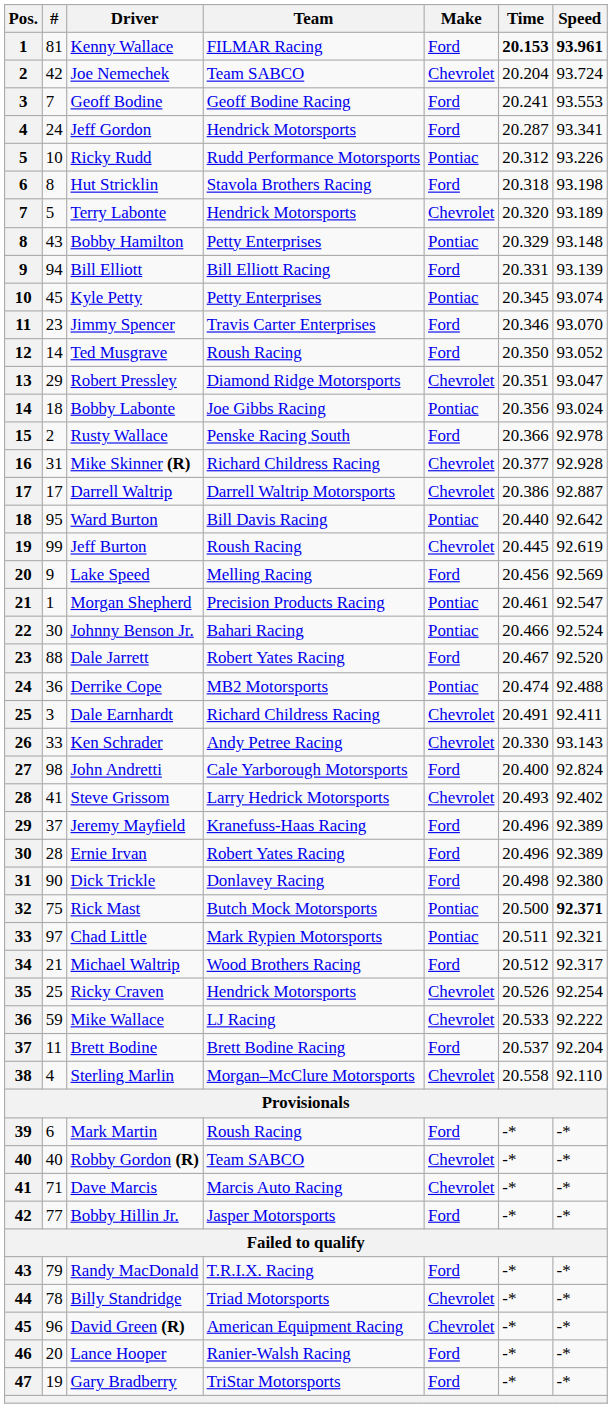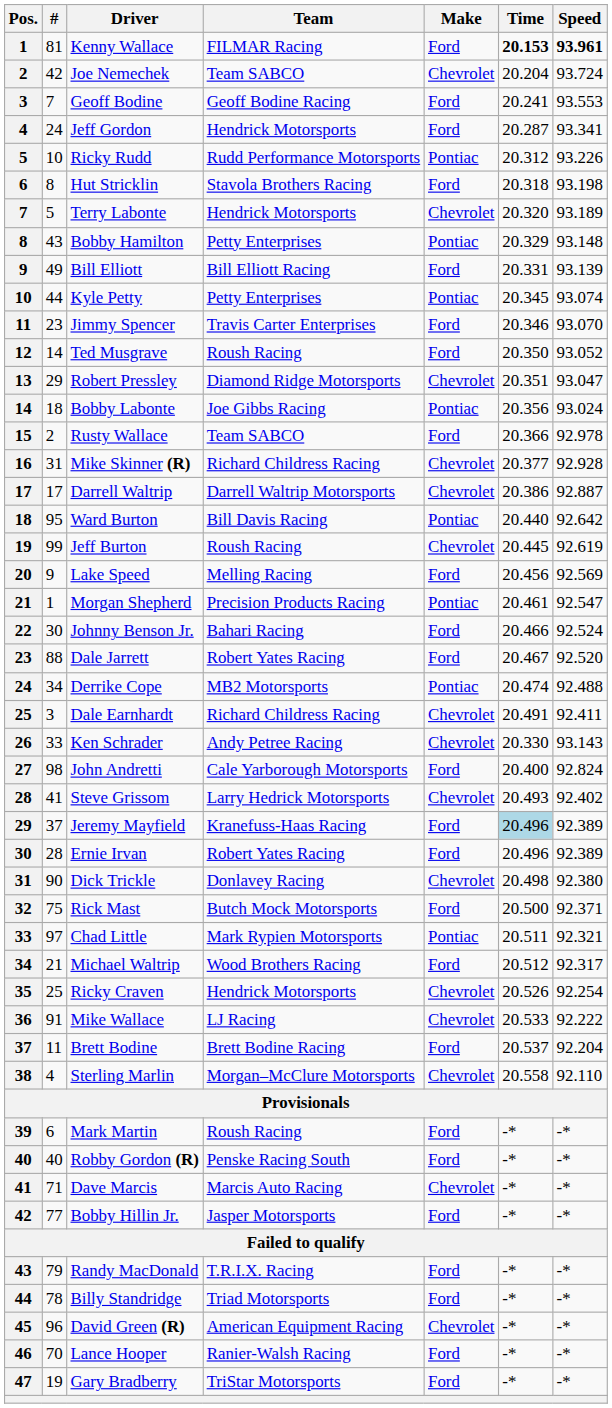(54, 268) 94 -> (54, 268) 49
(54, 296) 45 -> (54, 296) 44
(278, 435) Penske Racing South -> (255, 435) Team SABCO
(453, 630) Pontiac -> (444, 630) Ford
(54, 686) 36 -> (54, 686) 34
(526, 825) no background -> (526, 825) lightblue background
(444, 880) Ford -> (461, 880) Chevrolet
(453, 908) Pontiac -> (444, 908) Ford
(580, 908) bold -> (580, 908) normal
(54, 1020) 59 -> (54, 1020) 91
(255, 1159) Team SABCO -> (278, 1159) Penske Racing South
(461, 1159) Chevrolet -> (444, 1159) Ford
(461, 1298) Chevrolet -> (444, 1298) Ford
(54, 1353) 20 -> (54, 1353) 70
